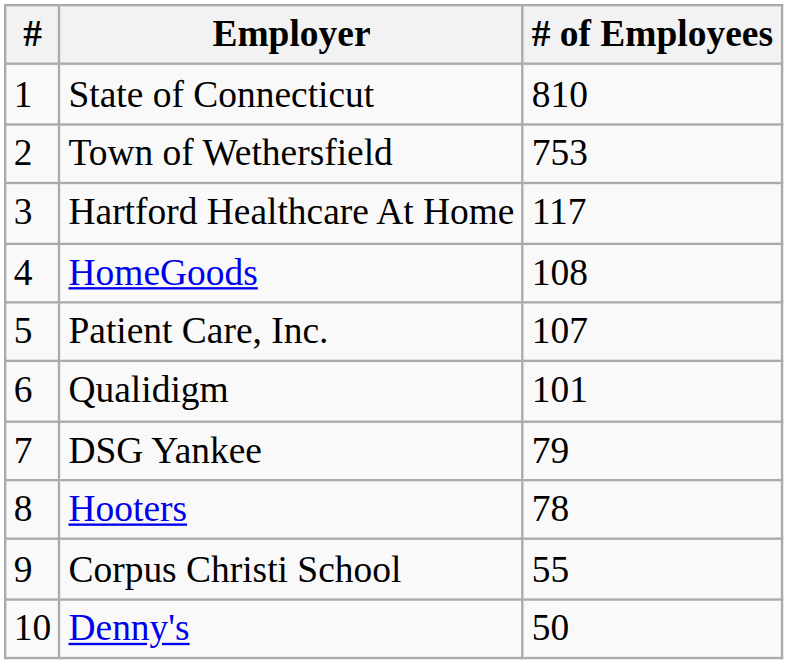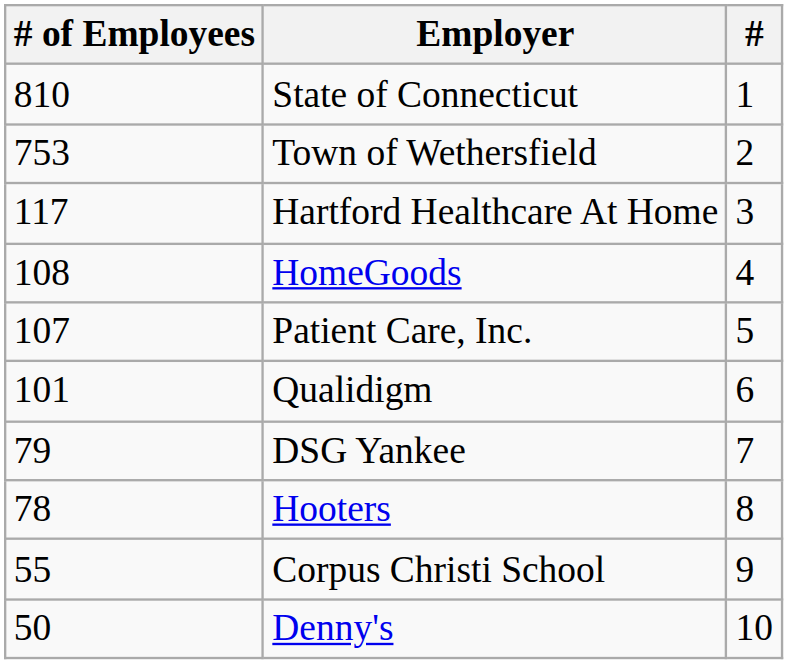columns swapped: (33, 34) <-> (652, 34)
